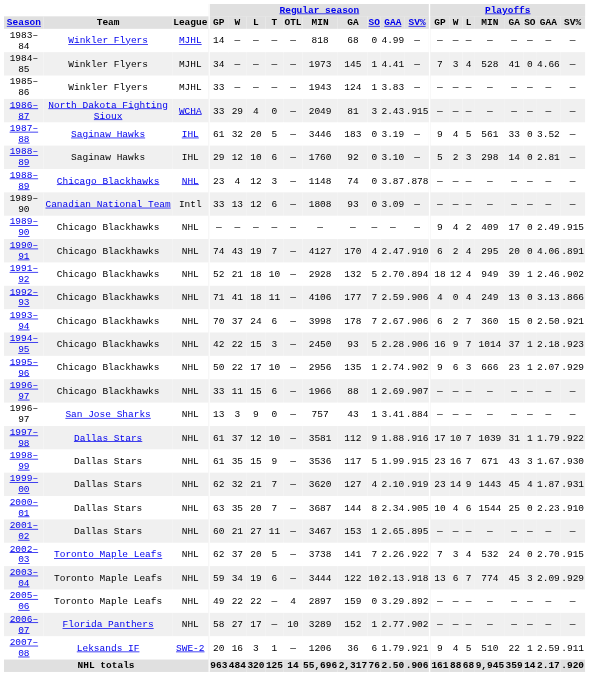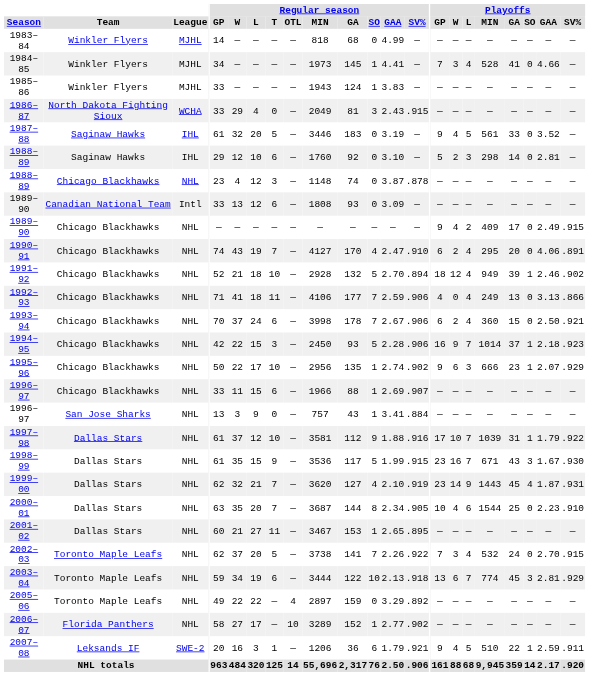(468, 321) 7 -> (468, 321) 4
(548, 578) 2.09 -> (548, 578) 2.81
